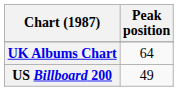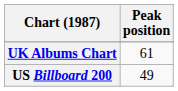(147, 53) 64 -> (147, 53) 61
